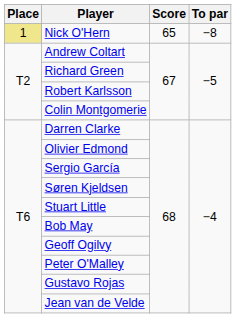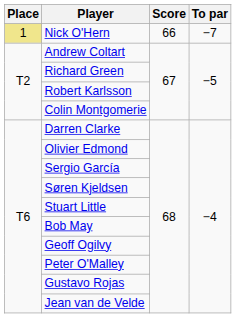(169, 33) 65 -> (169, 33) 66
(210, 33) −8 -> (210, 33) −7
